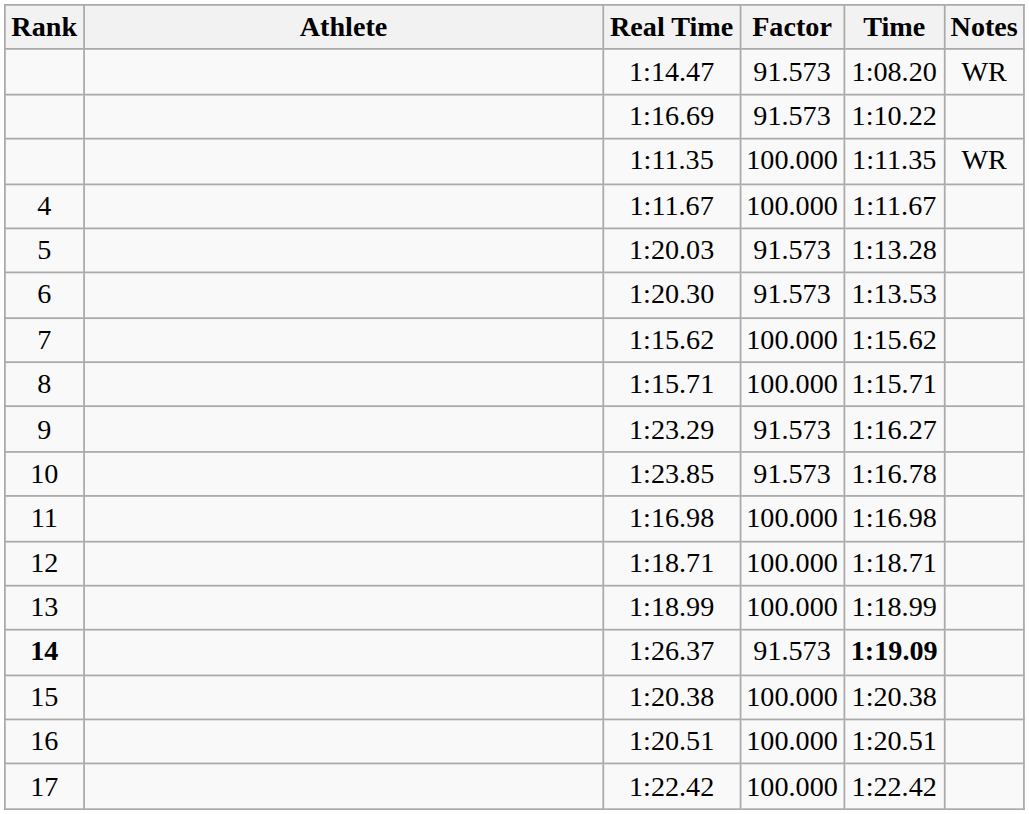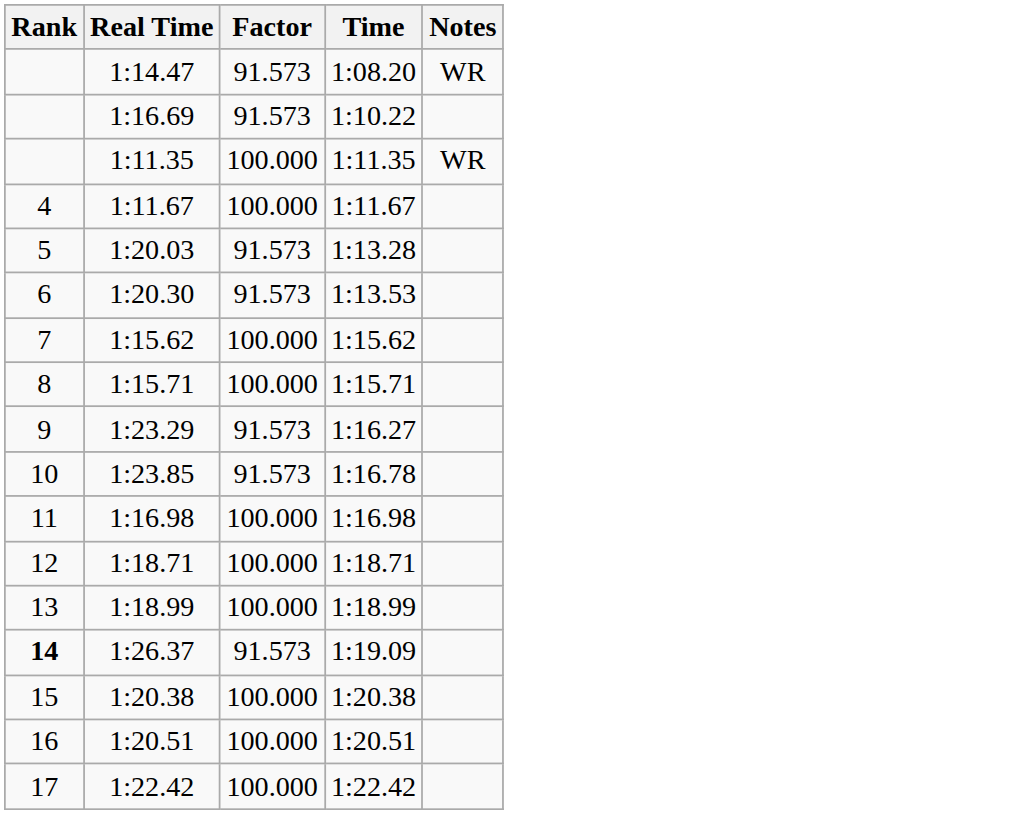- column: (344, 26)
(894, 652) bold -> (374, 652) normal
